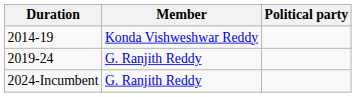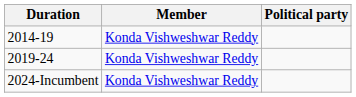(153, 59) G. Ranjith Reddy -> (182, 59) Konda Vishweshwar Reddy
(153, 80) G. Ranjith Reddy -> (182, 80) Konda Vishweshwar Reddy
